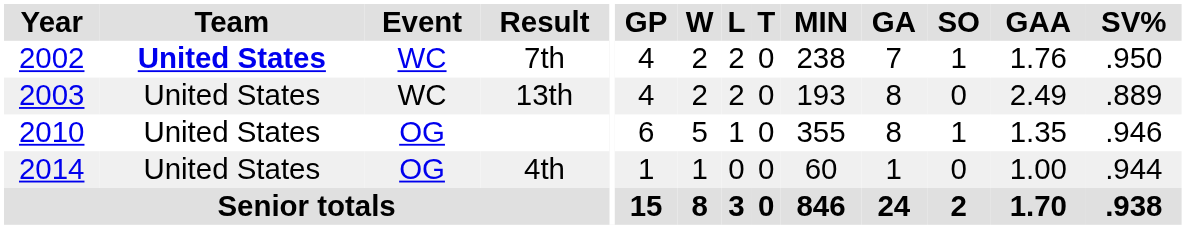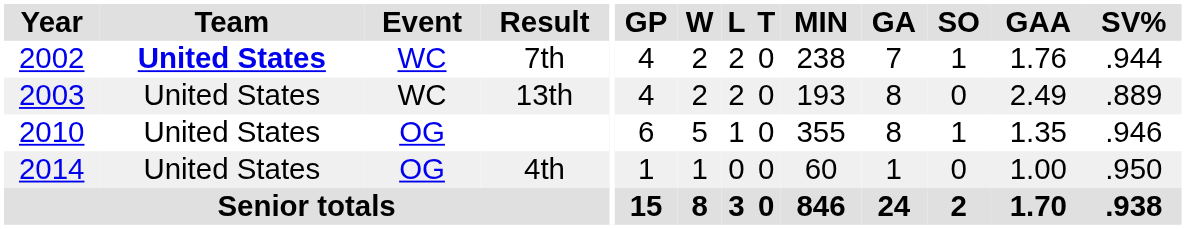(1134, 58) .950 -> (1134, 58) .944
(1134, 169) .944 -> (1134, 169) .950
